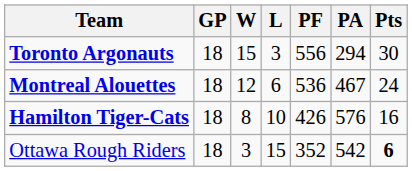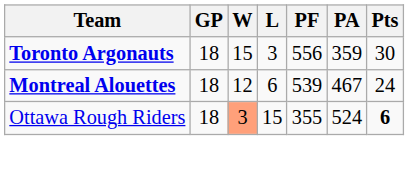(350, 53) 294 -> (347, 53) 359
(311, 85) 536 -> (307, 85) 539
- row: (99, 117)
(246, 149) no background -> (243, 117) lightsalmon background
(311, 149) 352 -> (307, 117) 355
(350, 149) 542 -> (347, 117) 524
